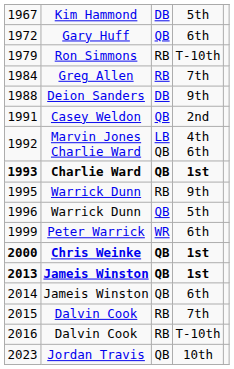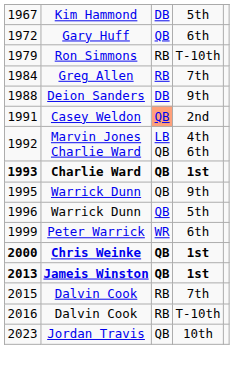(162, 116) no background -> (162, 116) lightsalmon background
(162, 192) RB -> (162, 192) QB
- row: (22, 293)
